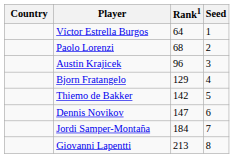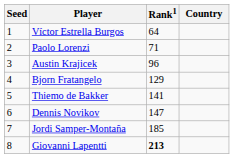columns swapped: (29, 13) <-> (216, 13)
(178, 47) 68 -> (154, 47) 71
(181, 96) 142 -> (156, 96) 141
(181, 129) 184 -> (156, 129) 185
(181, 145) normal -> (156, 145) bold
